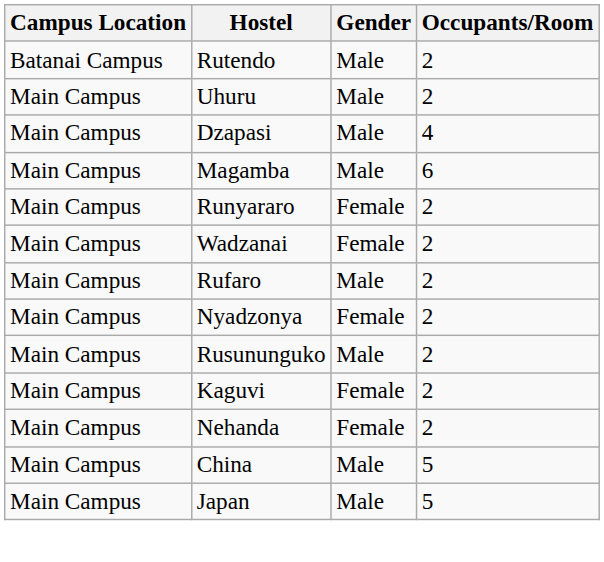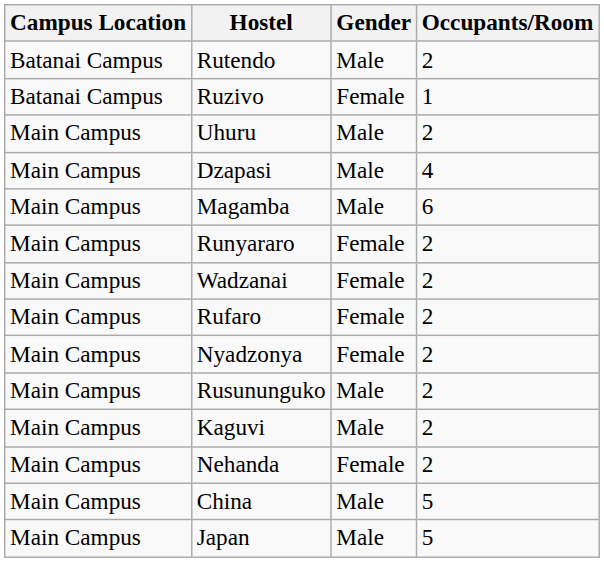+ row: (230, 96)
(360, 280) Male -> (370, 317) Female
(370, 390) Female -> (360, 427) Male
